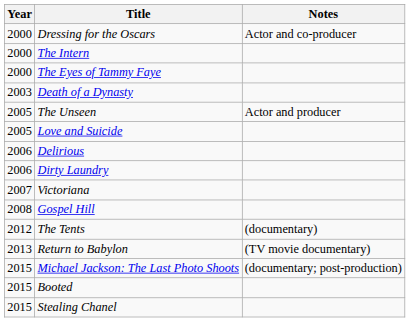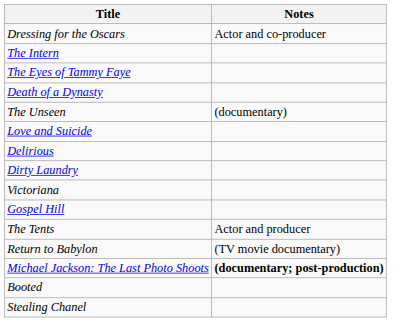- column: (20, 14)
(293, 111) Actor and producer -> (251, 111) (documentary)
(281, 229) (documentary) -> (262, 229) Actor and producer
(323, 268) normal -> (299, 268) bold
